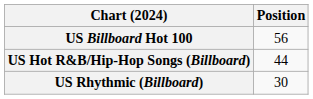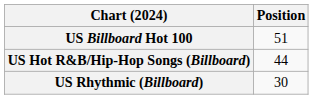(281, 37) 56 -> (281, 37) 51
